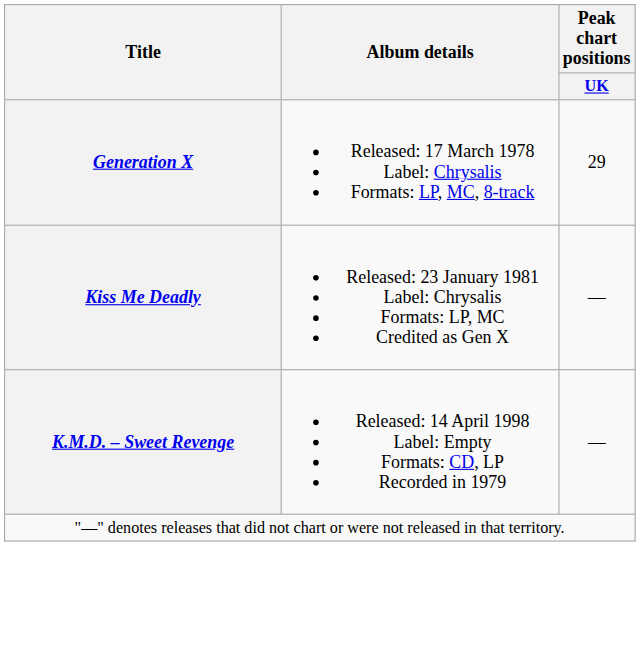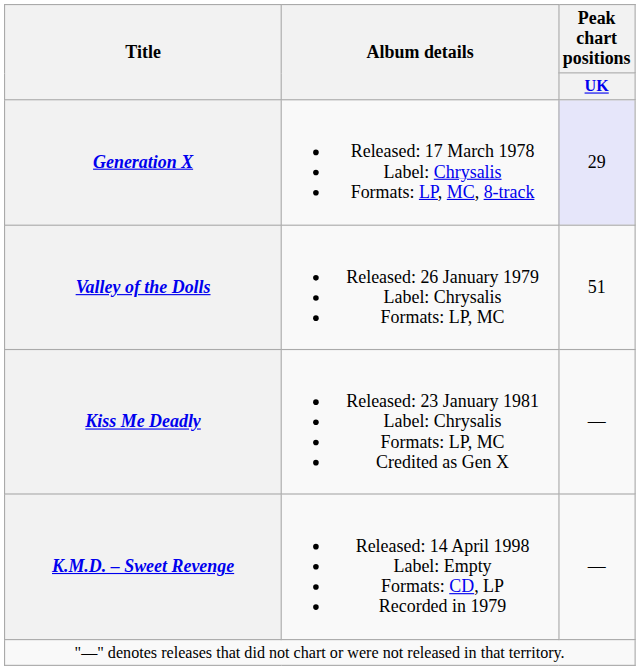(597, 162) no background -> (597, 162) lavender background
+ row: (143, 286)
